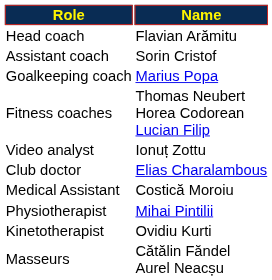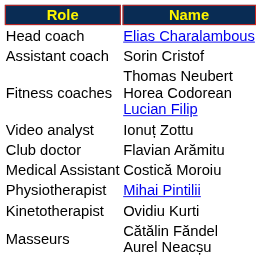(186, 36) Flavian Arămitu -> (189, 36) Elias Charalambous
- row: (69, 76)
(201, 170) Elias Charalambous -> (174, 150) Flavian Arămitu
